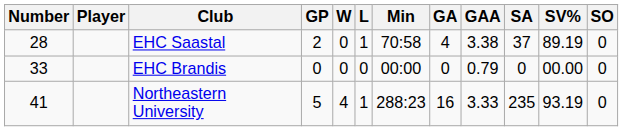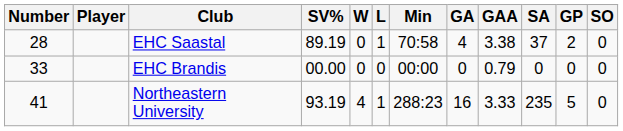columns swapped: (317, 17) <-> (563, 17)
